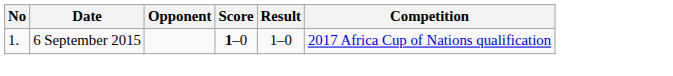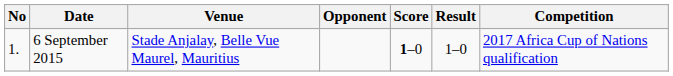+ column: (224, 16)
